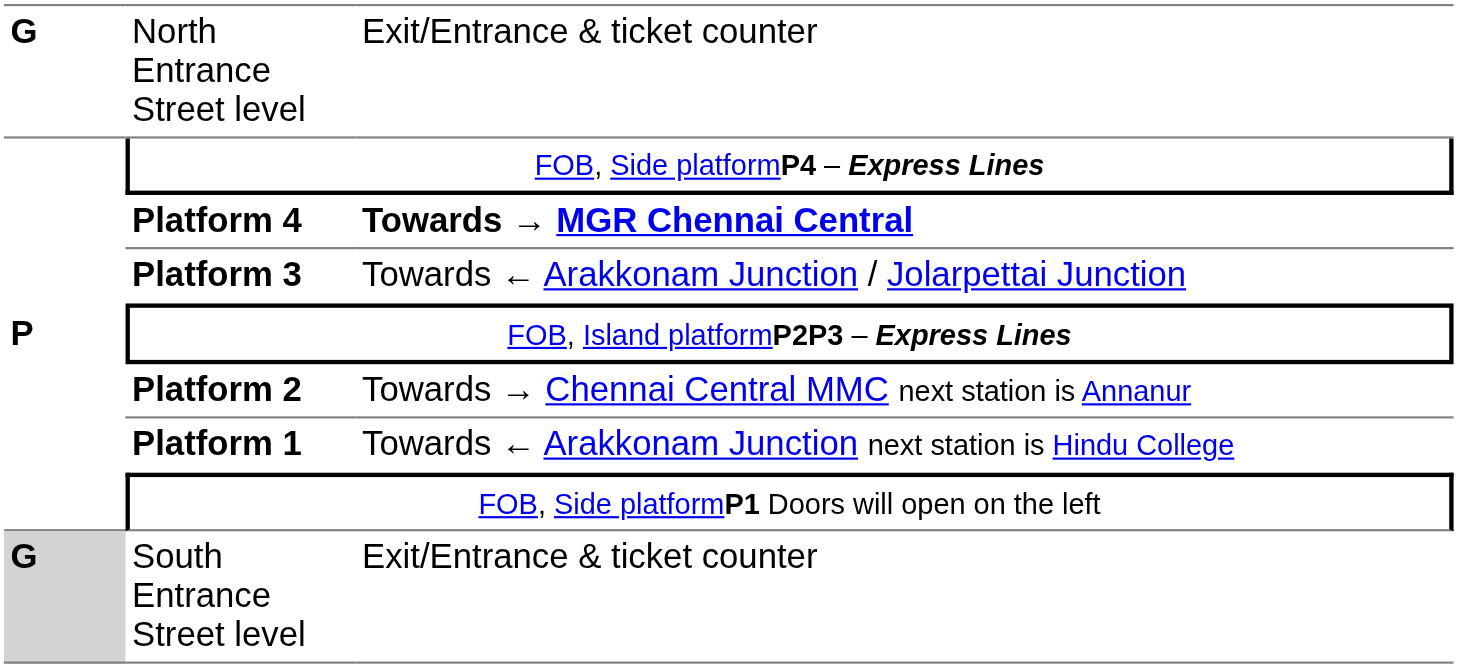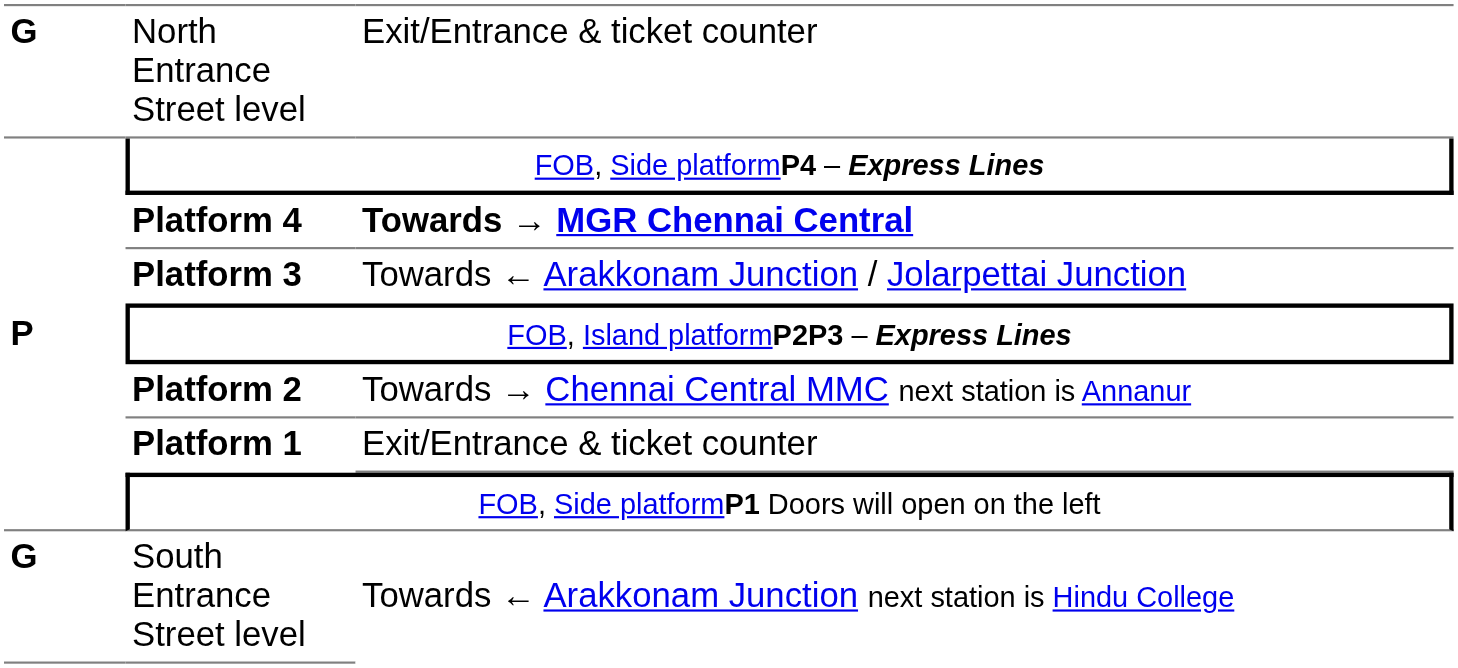(798, 443) Towards ← Arakkonam Junction next station is Hindu College -> (590, 443) Exit/Entrance & ticket counter
(24, 556) lightgrey background -> (24, 556) no background
(590, 556) Exit/Entrance & ticket counter -> (798, 595) Towards ← Arakkonam Junction next station is Hindu College
